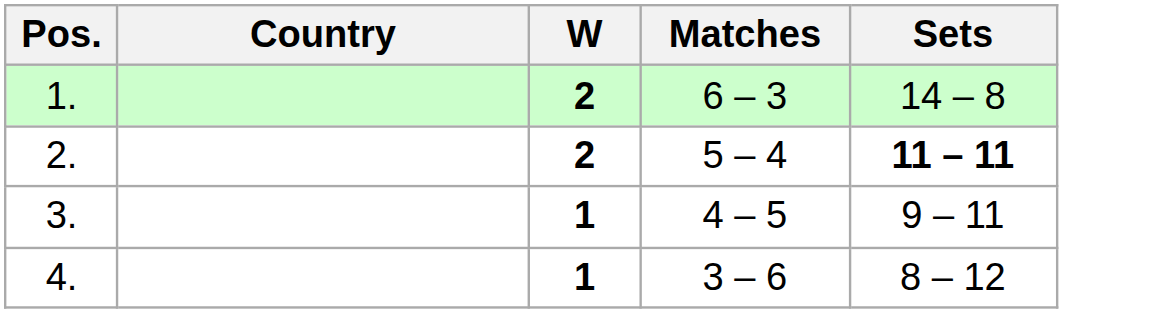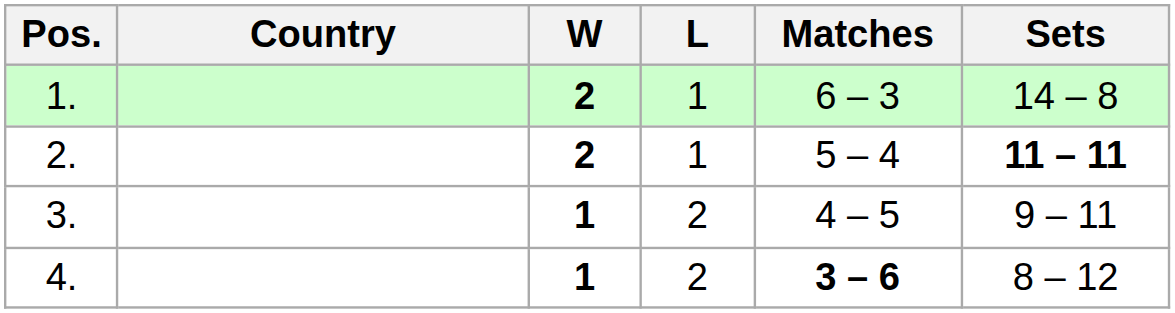+ column: (697, 34)
(745, 276) normal -> (858, 276) bold
